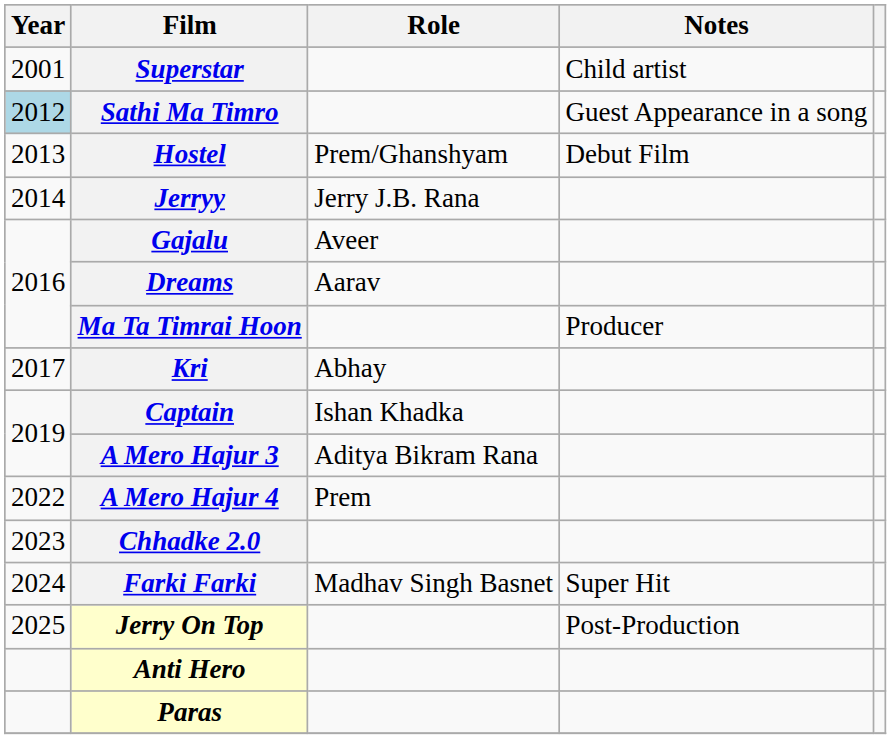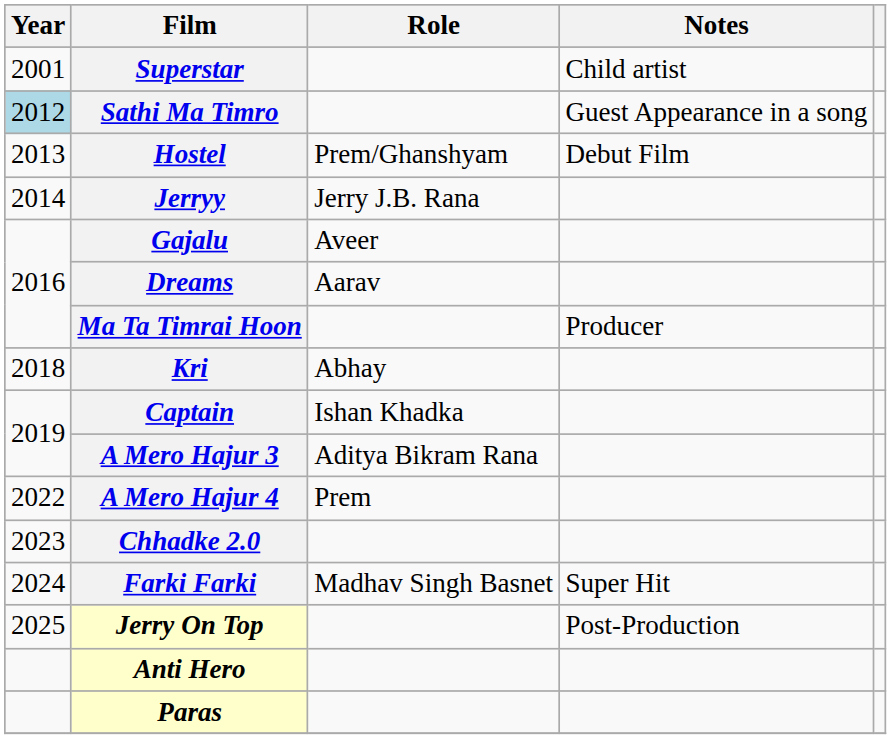(38, 369) 2017 -> (38, 369) 2018
